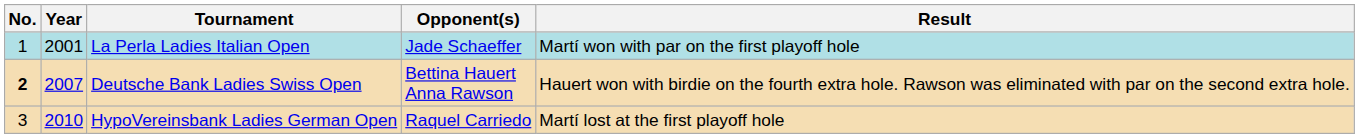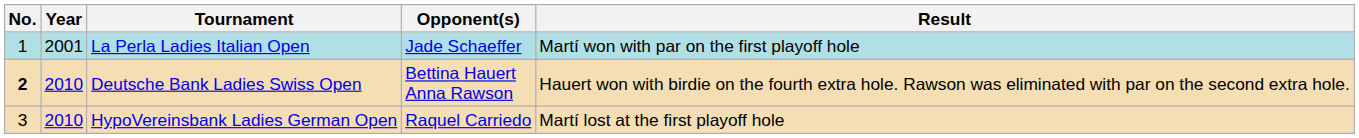(64, 83) 2007 -> (64, 83) 2010
